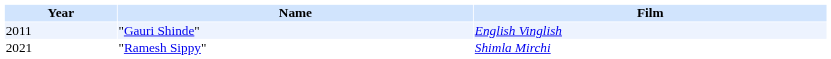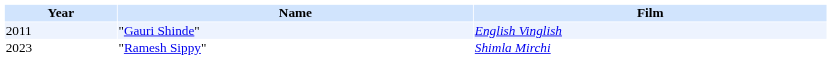(19, 48) 2021 -> (19, 48) 2023
